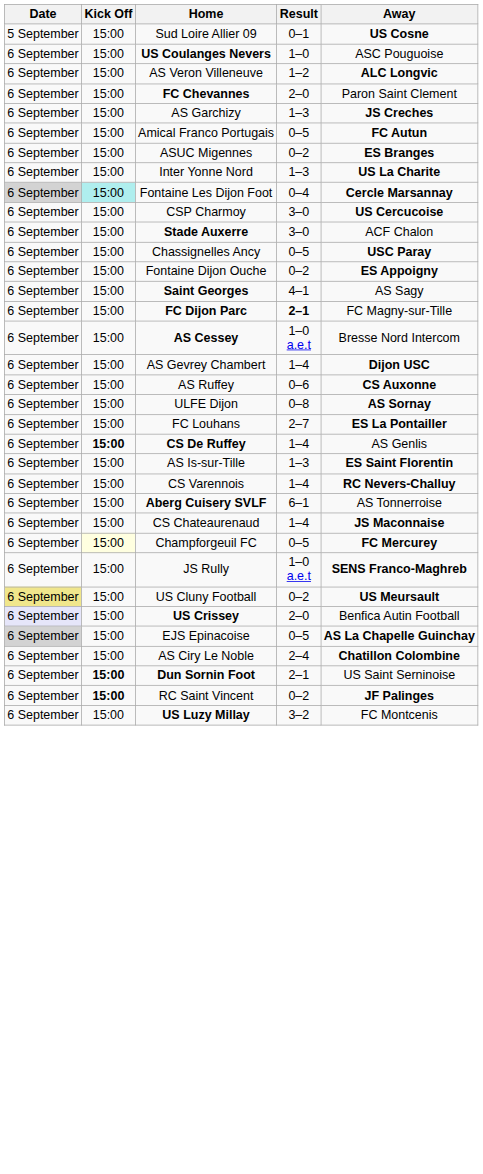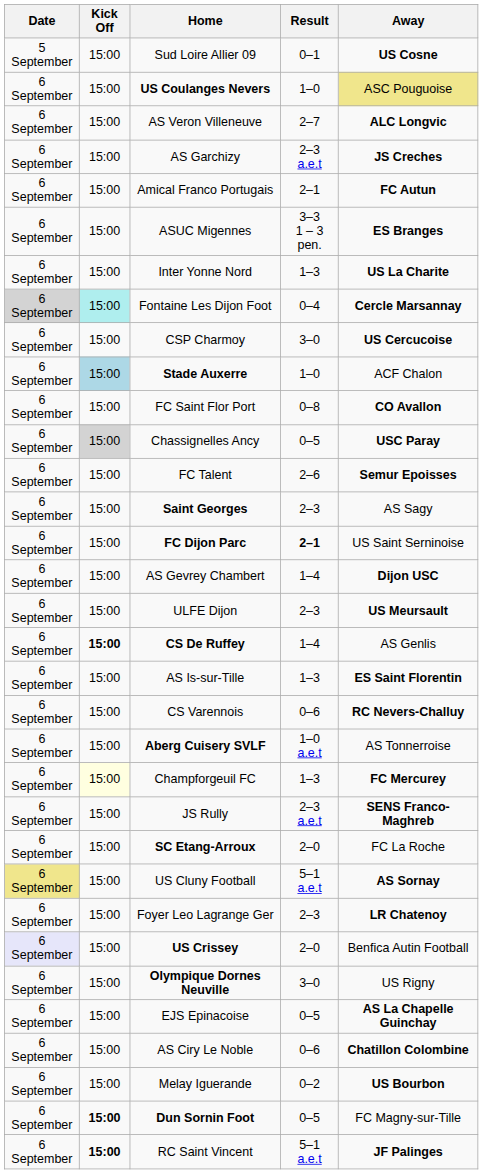(399, 53) no background -> (408, 89) khaki background
(299, 73) 1–2 -> (310, 122) 2–7
- row: (206, 93)
(299, 113) 1–3 -> (310, 156) 2–3 a.e.t
(299, 133) 0–5 -> (310, 190) 2–1
(299, 152) 0–2 -> (310, 231) 3–3 1 – 3 pen.
(108, 232) no background -> (105, 373) lightblue background
(299, 232) 3–0 -> (310, 373) 1–0
+ row: (205, 407)
(108, 251) no background -> (105, 441) lightgrey background
+ row: (205, 475)
- row: (206, 271)
(299, 291) 4–1 -> (310, 509) 2–3
(399, 311) FC Magny-sur-Tille -> (408, 542) US Saint Serninoise
- row: (206, 338)
- row: (206, 384)
(299, 404) 0–8 -> (310, 610) 2–3
(399, 404) AS Sornay -> (408, 610) US Meursault
- row: (206, 424)
(299, 483) 1–4 -> (310, 712) 0–6
(299, 503) 6–1 -> (310, 745) 1–0 a.e.t
- row: (206, 523)
(299, 543) 0–5 -> (310, 779) 1–3
(299, 569) 1–0 a.e.t -> (310, 813) 2–3 a.e.t
+ row: (205, 847)
(299, 596) 0–2 -> (310, 881) 5–1 a.e.t
(399, 596) US Meursault -> (408, 881) AS Sornay
+ row: (205, 915)
+ row: (205, 982)
(43, 636) lightgrey background -> (42, 1016) no background
(299, 656) 2–4 -> (310, 1050) 0–6
+ row: (205, 1084)
(299, 675) 2–1 -> (310, 1118) 0–5
(399, 675) US Saint Serninoise -> (408, 1118) FC Magny-sur-Tille
(299, 695) 0–2 -> (310, 1151) 5–1 a.e.t
- row: (206, 715)
